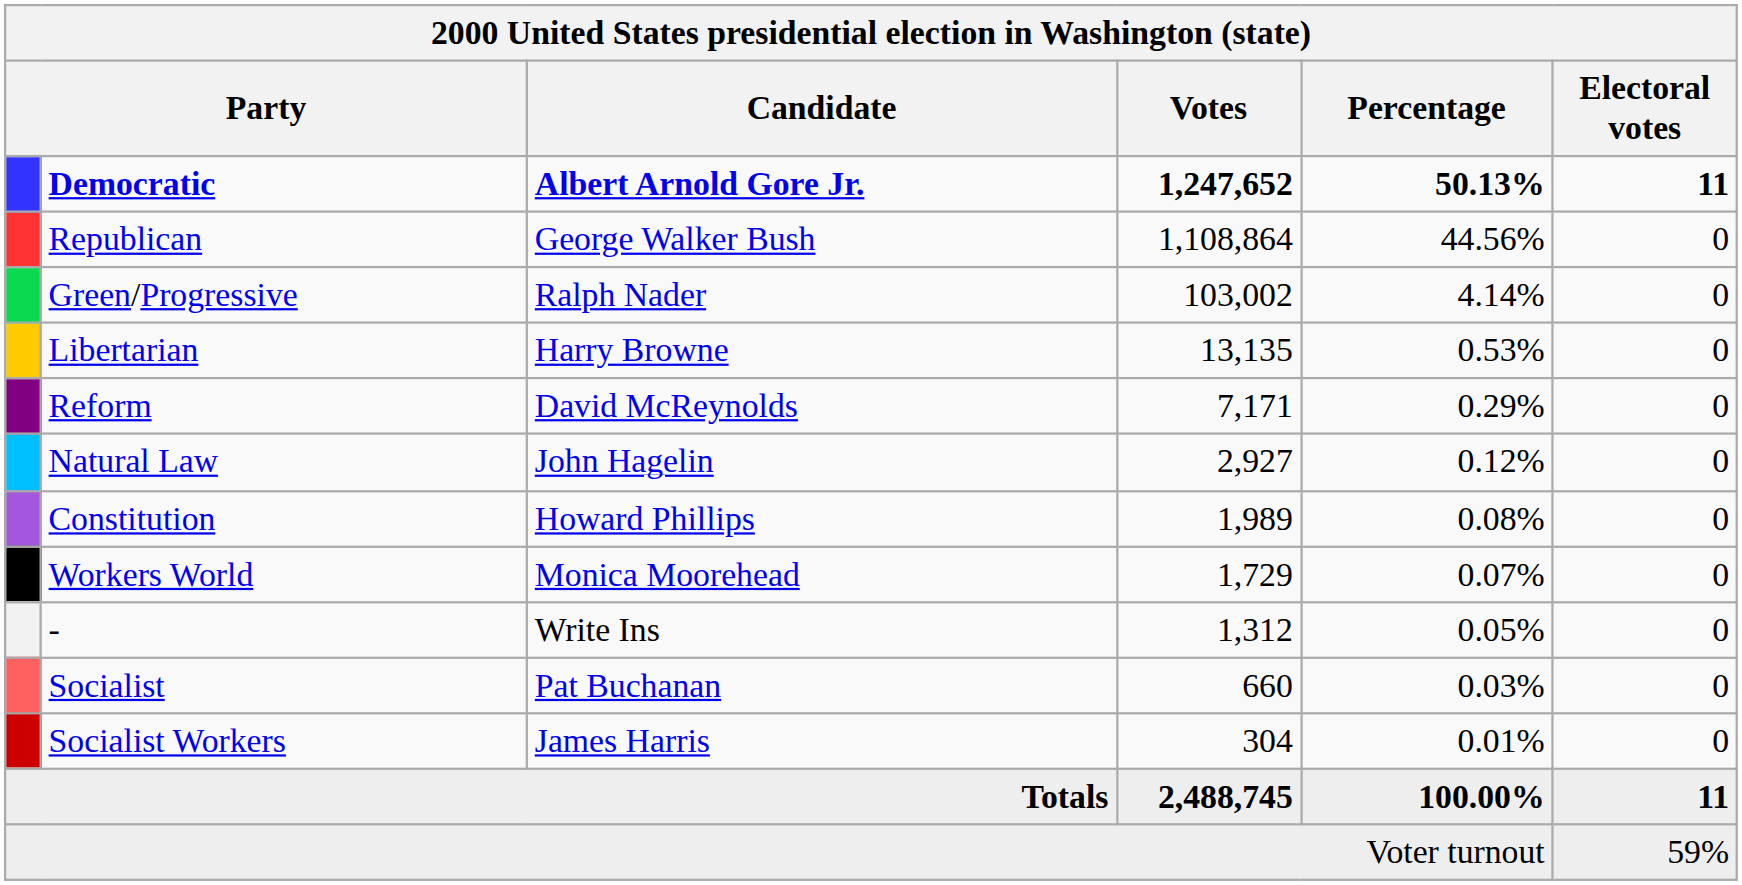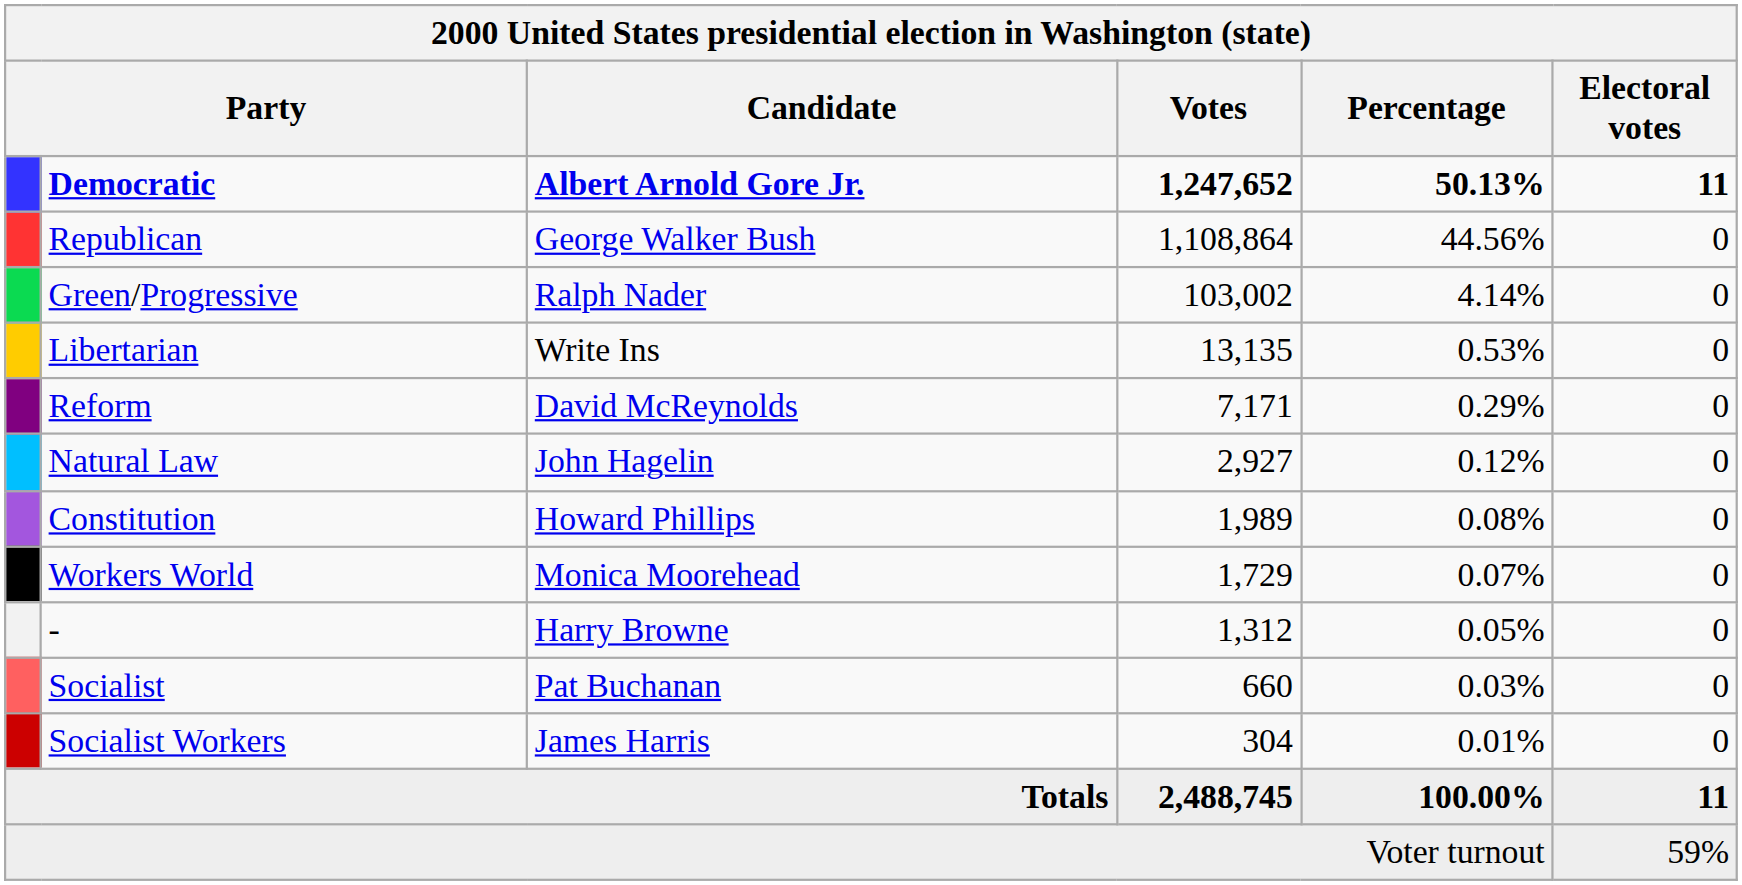(632, 350) Harry Browne -> (597, 350) Write Ins
(597, 628) Write Ins -> (632, 628) Harry Browne
